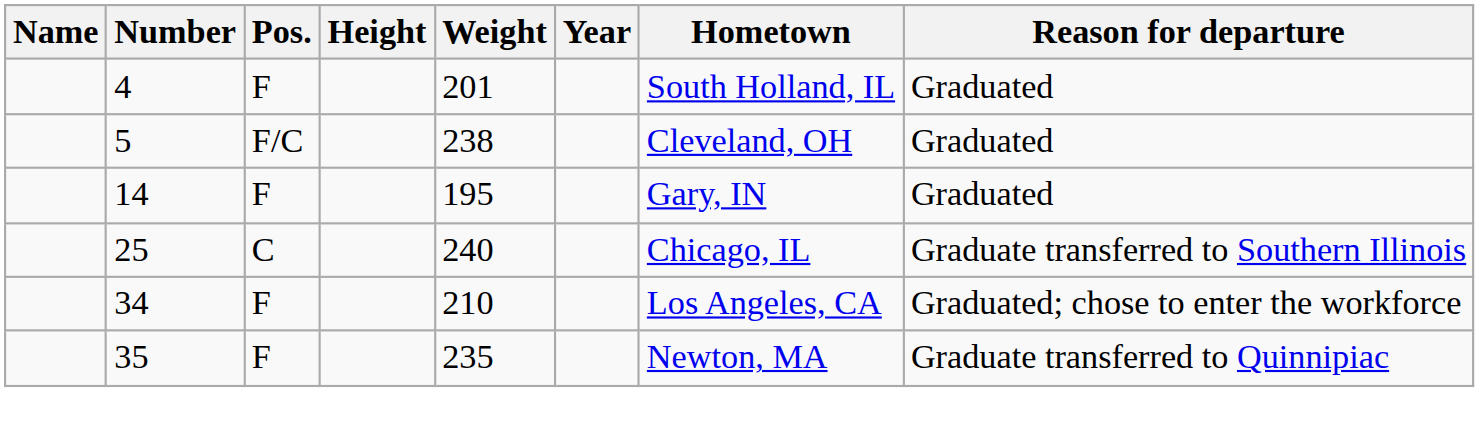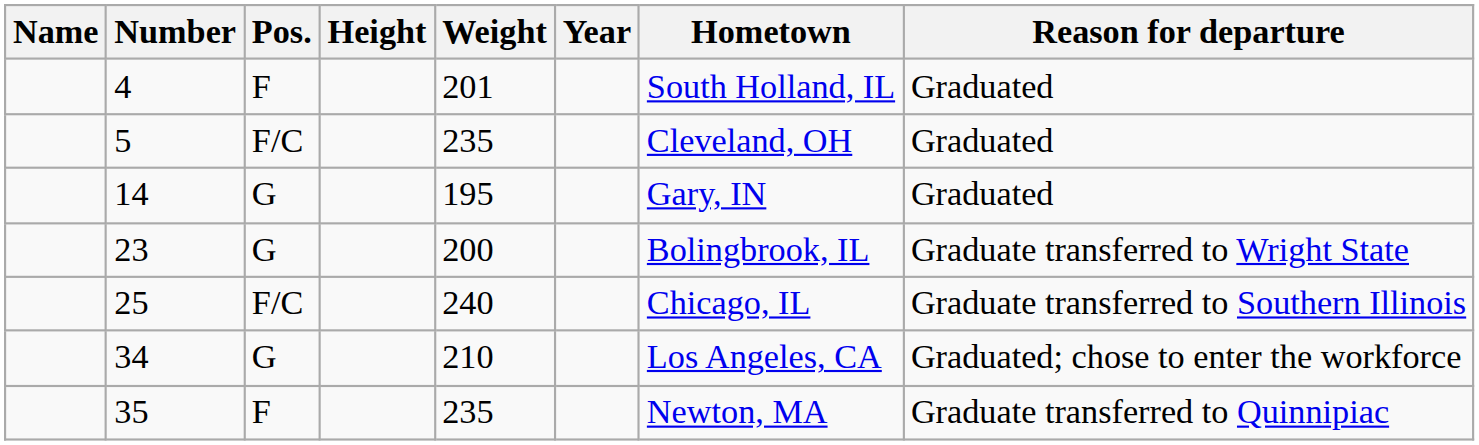(468, 140) 238 -> (468, 140) 235
(261, 194) F -> (264, 194) G
+ row: (131, 248)
(263, 248) C -> (278, 303) F/C
(261, 303) F -> (264, 357) G
